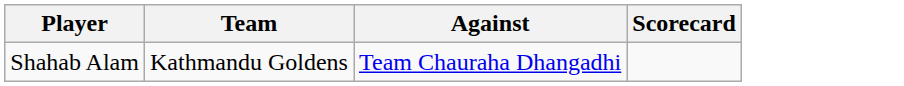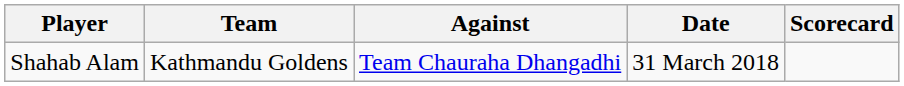+ column: (706, 23)
